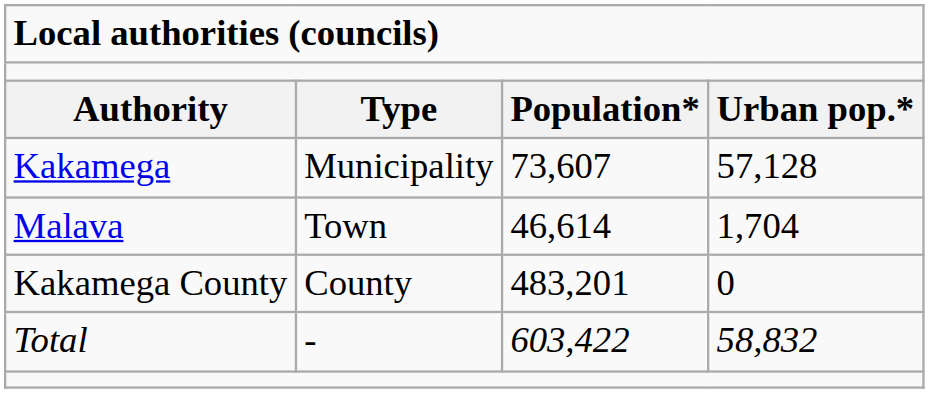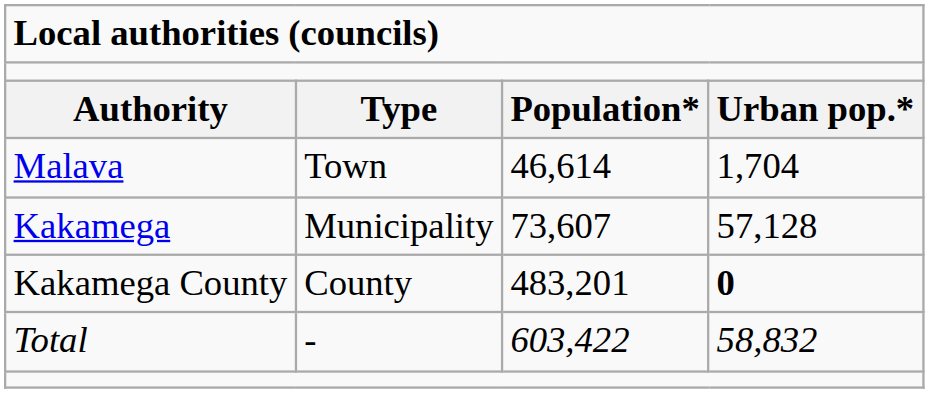rows swapped: (92, 166) <-> (69, 224)
(726, 282) normal -> (726, 282) bold
